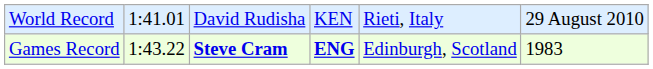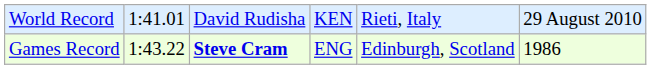(334, 49) bold -> (333, 49) normal
(544, 49) 1983 -> (542, 49) 1986
